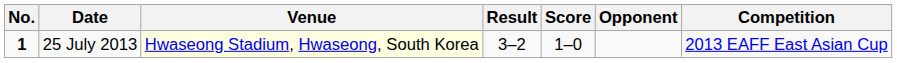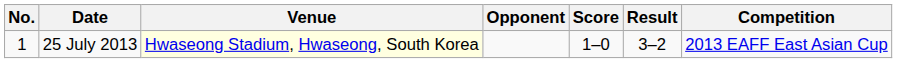columns swapped: (638, 17) <-> (512, 17)
(22, 44) bold -> (22, 44) normal
